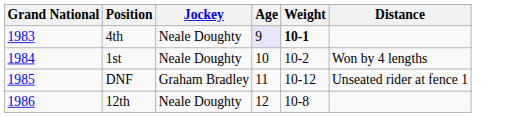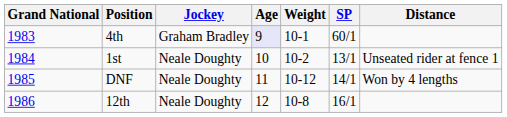+ column: (344, 15)
(200, 36) Neale Doughty -> (204, 36) Graham Bradley
(297, 36) bold -> (297, 36) normal
(380, 58) Won by 4 lengths -> (430, 58) Unseated rider at fence 1
(204, 79) Graham Bradley -> (200, 79) Neale Doughty
(400, 79) Unseated rider at fence 1 -> (410, 79) Won by 4 lengths
